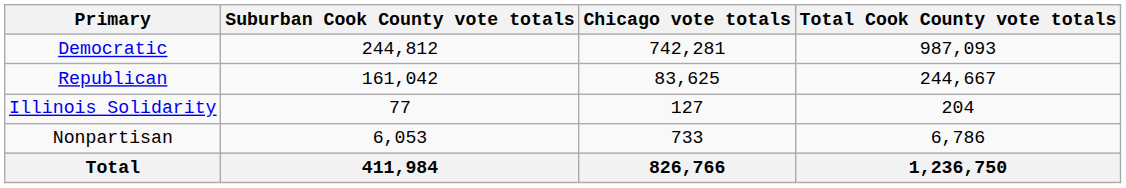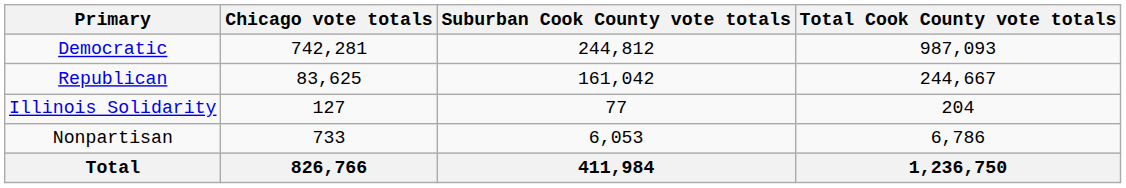columns swapped: (687, 20) <-> (400, 20)
